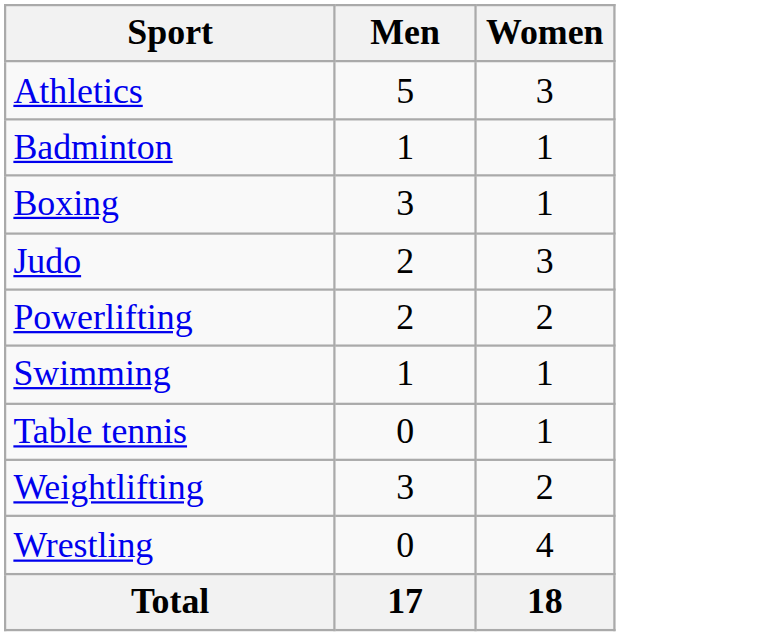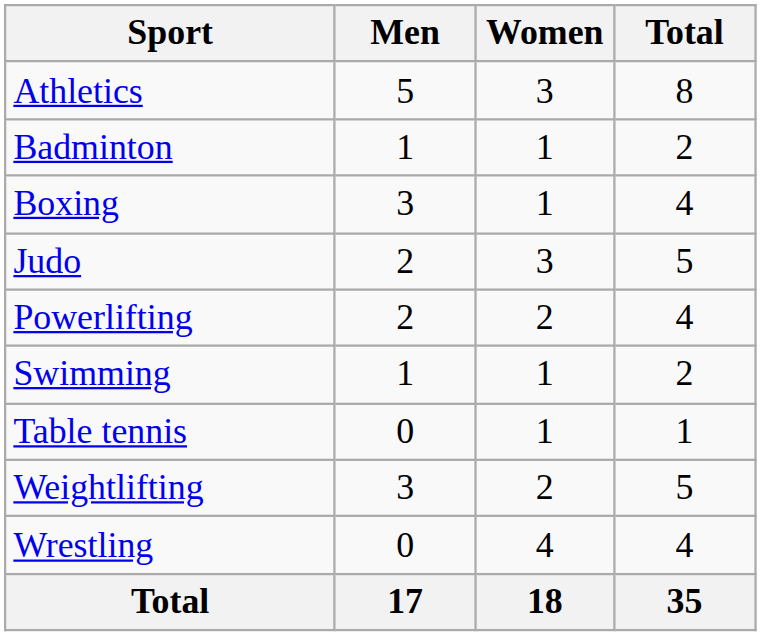+ column: (685, 32)
